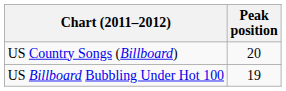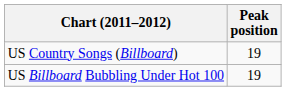(254, 53) 20 -> (254, 53) 19
